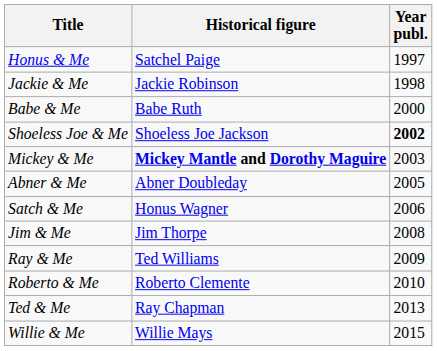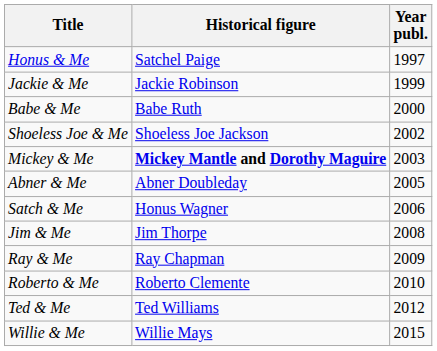(409, 84) 1998 -> (409, 84) 1999
(409, 134) bold -> (409, 134) normal
(177, 258) Ted Williams -> (180, 258) Ray Chapman
(180, 308) Ray Chapman -> (177, 308) Ted Williams
(409, 308) 2013 -> (409, 308) 2012
